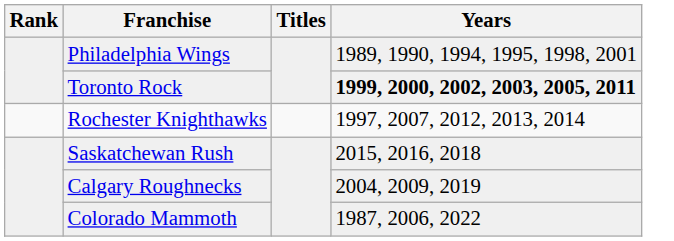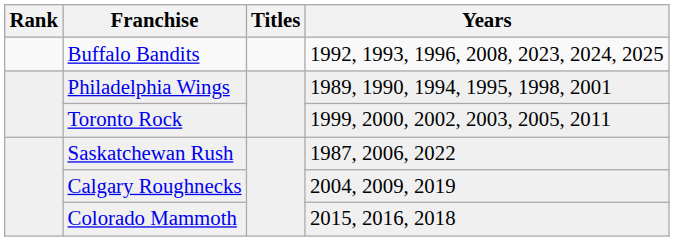+ row: (134, 53)
(486, 86) bold -> (460, 119) normal
- row: (167, 119)
(408, 152) 2015, 2016, 2018 -> (383, 152) 1987, 2006, 2022
(408, 218) 1987, 2006, 2022 -> (383, 218) 2015, 2016, 2018
